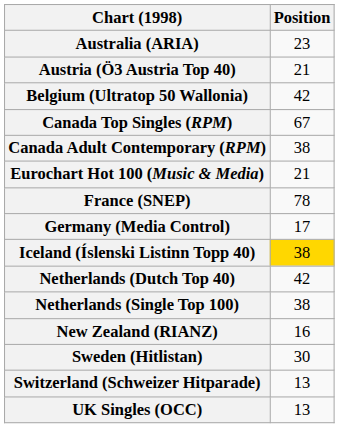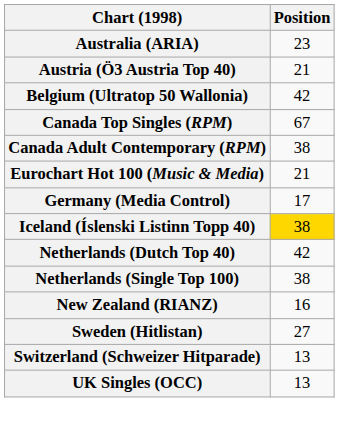- row: (137, 200)
(302, 357) 30 -> (302, 331) 27
